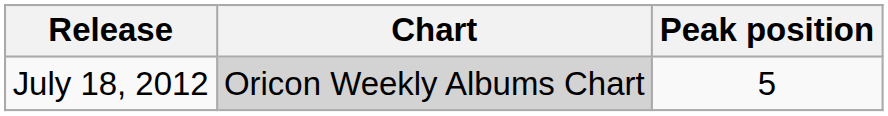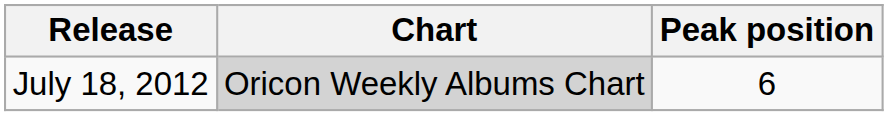(767, 82) 5 -> (767, 82) 6
